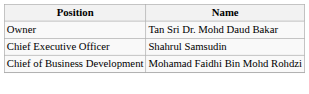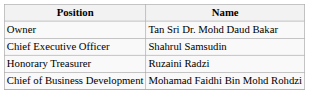+ row: (49, 64)
